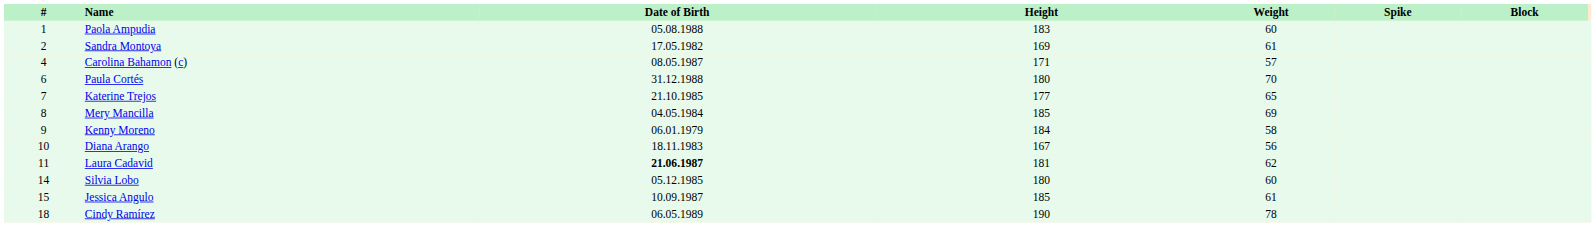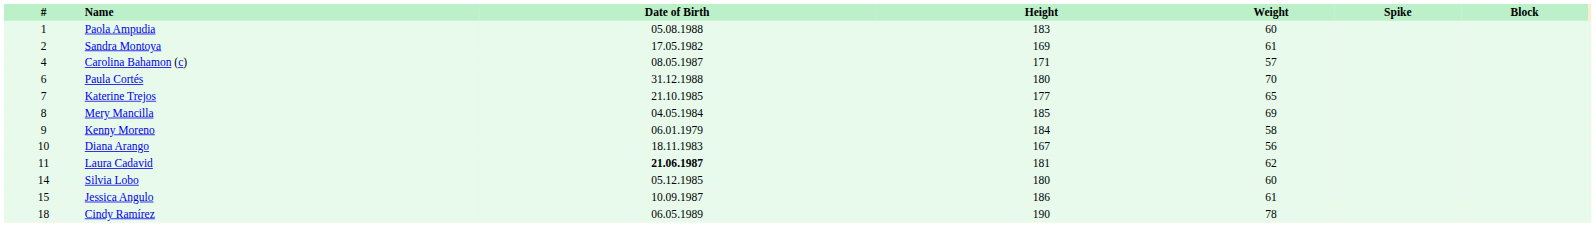(1041, 197) 185 -> (1041, 197) 186
